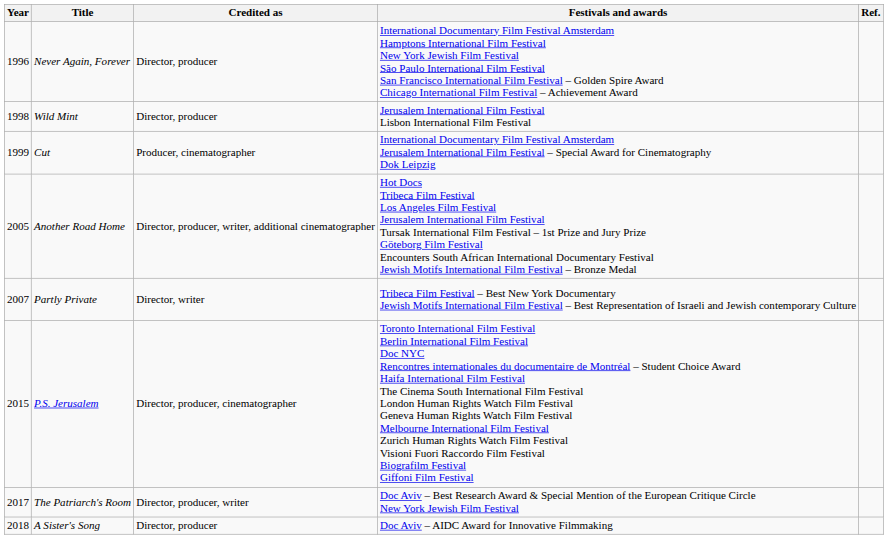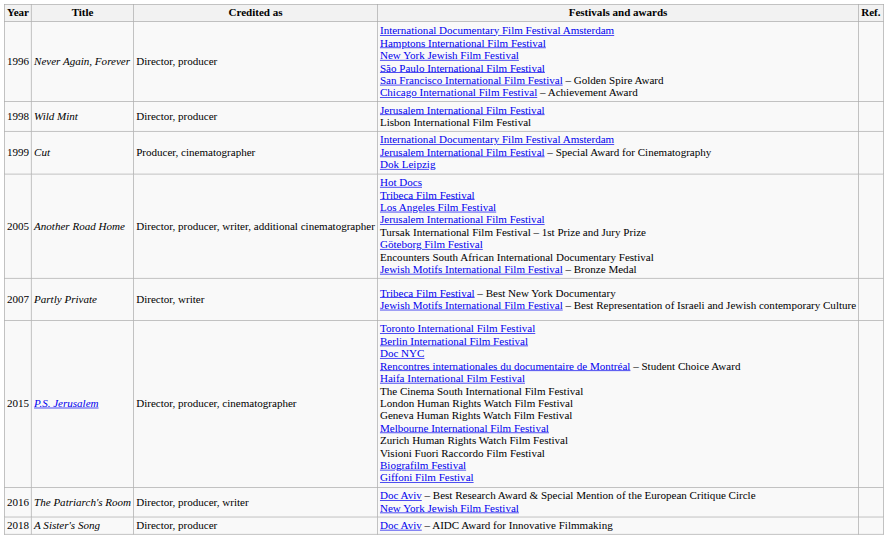(18, 502) 2017 -> (18, 502) 2016
